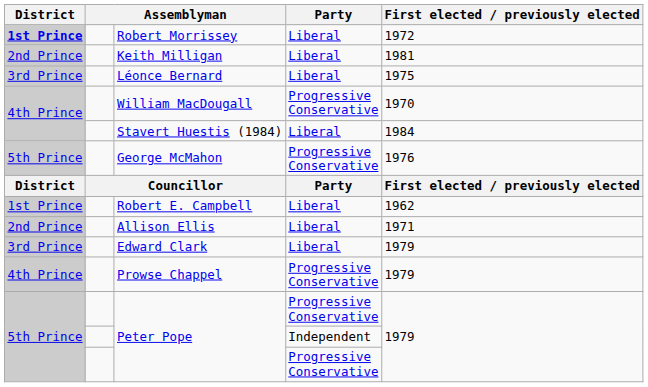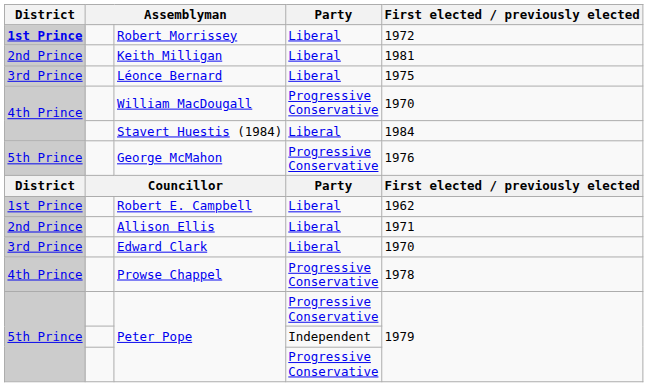(399, 247) 1979 -> (399, 247) 1970
(399, 274) 1979 -> (399, 274) 1978
